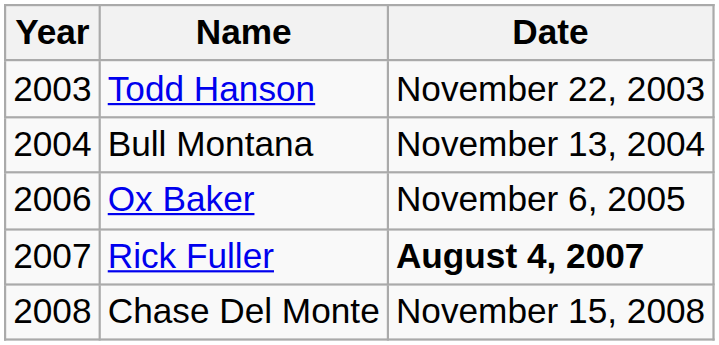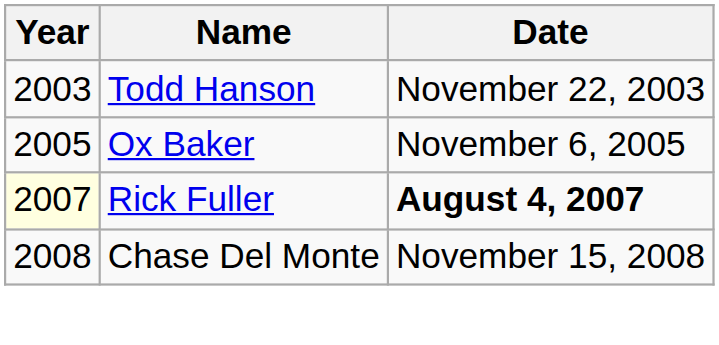- row: (210, 144)
(52, 199) 2006 -> (52, 144) 2005
(52, 255) no background -> (52, 199) lightyellow background
